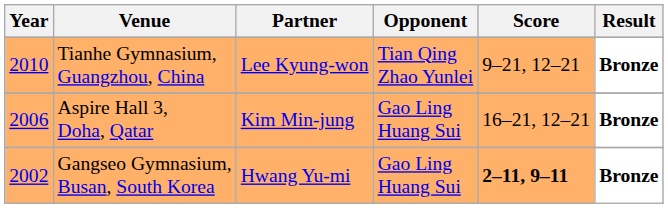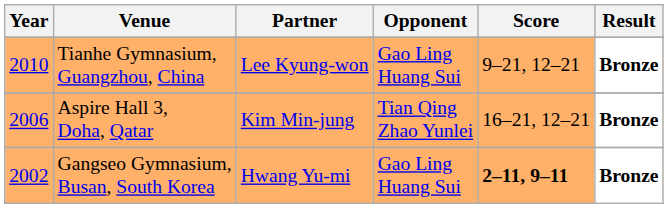(425, 64) Tian Qing Zhao Yunlei -> (419, 64) Gao Ling Huang Sui
(419, 120) Gao Ling Huang Sui -> (425, 120) Tian Qing Zhao Yunlei
